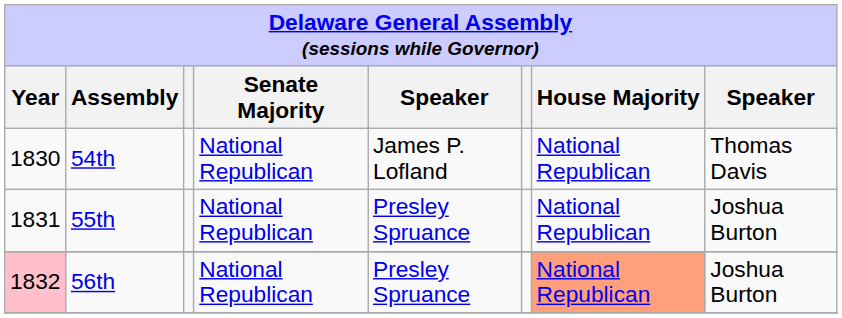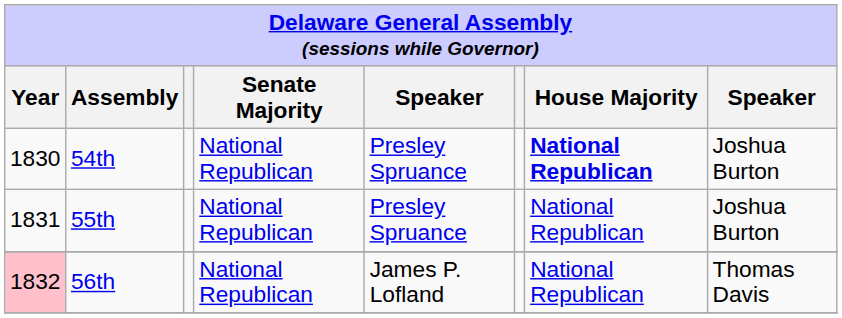(419, 158) James P. Lofland -> (418, 158) Presley Spruance
(593, 158) normal -> (591, 158) bold
(751, 158) Thomas Davis -> (749, 158) Joshua Burton
(422, 281) Presley Spruance -> (416, 281) James P. Lofland
(593, 281) lightsalmon background -> (587, 281) no background
(747, 281) Joshua Burton -> (754, 281) Thomas Davis
